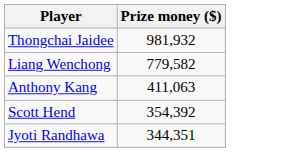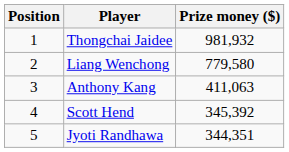+ column: (34, 16)
(171, 64) 779,582 -> (230, 64) 779,580
(171, 111) 354,392 -> (230, 111) 345,392
